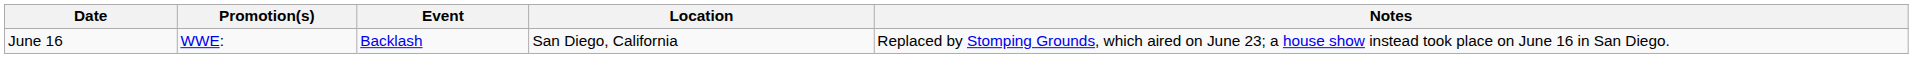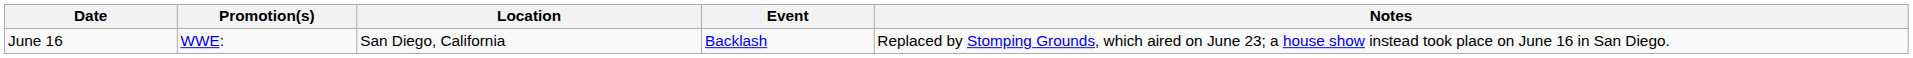columns swapped: (443, 16) <-> (701, 16)
